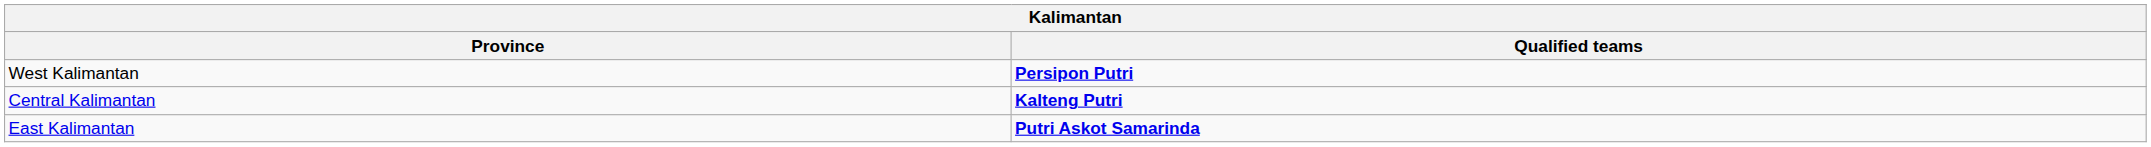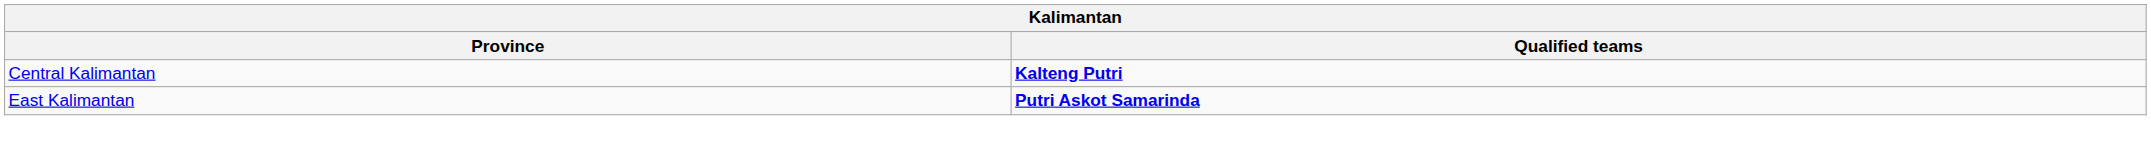- row: (74, 73)
